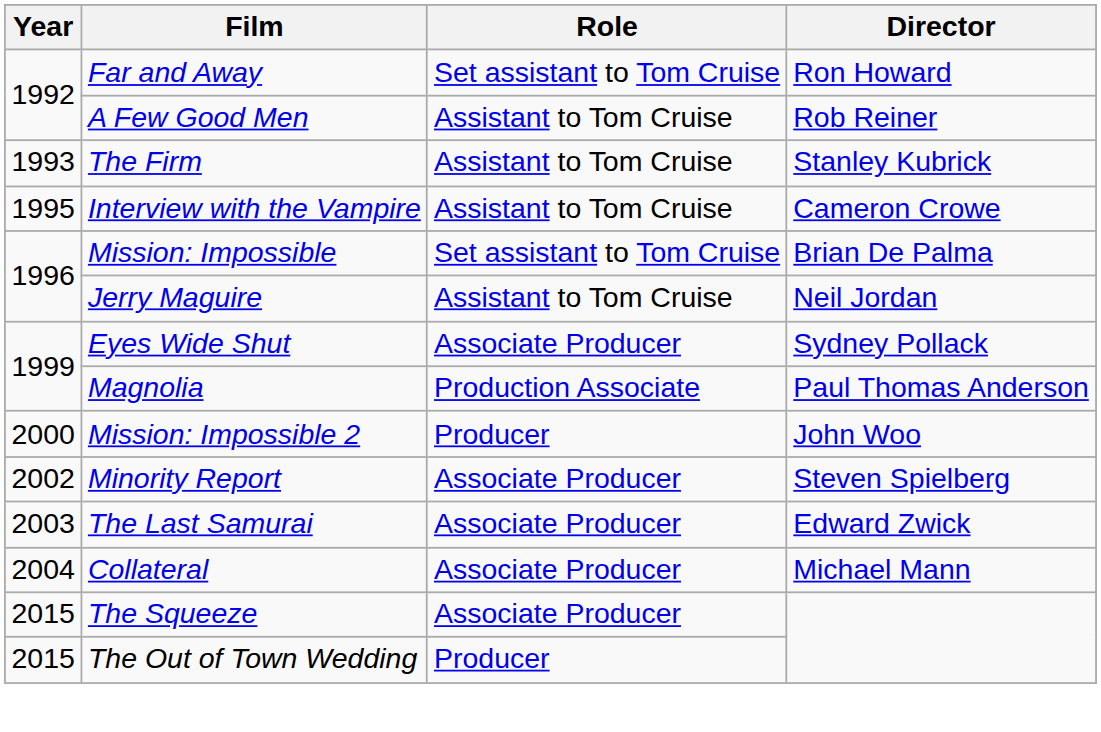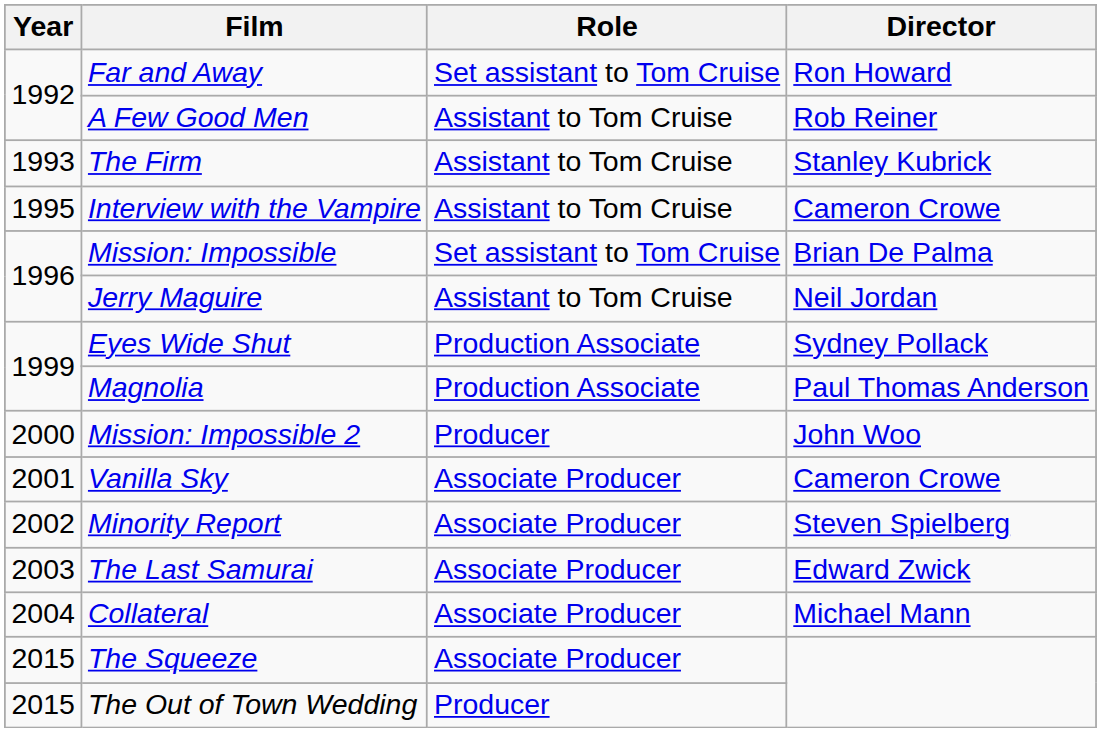(557, 343) Associate Producer -> (567, 343) Production Associate
+ row: (158, 478)
